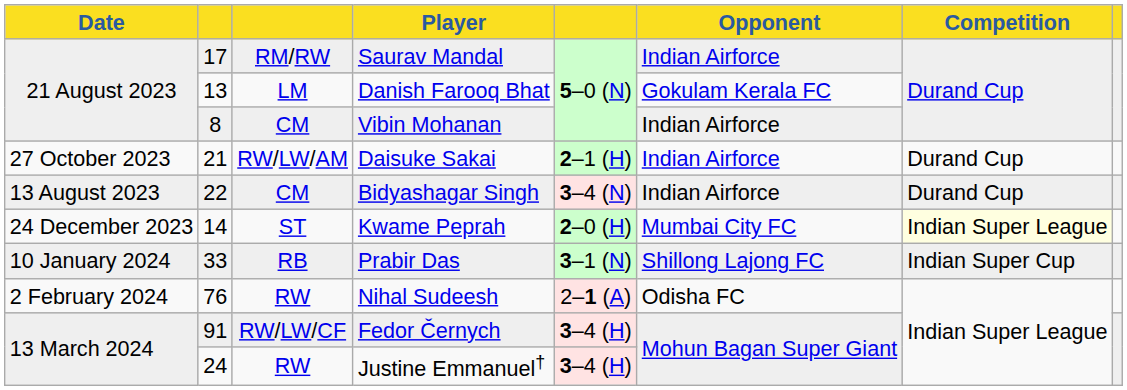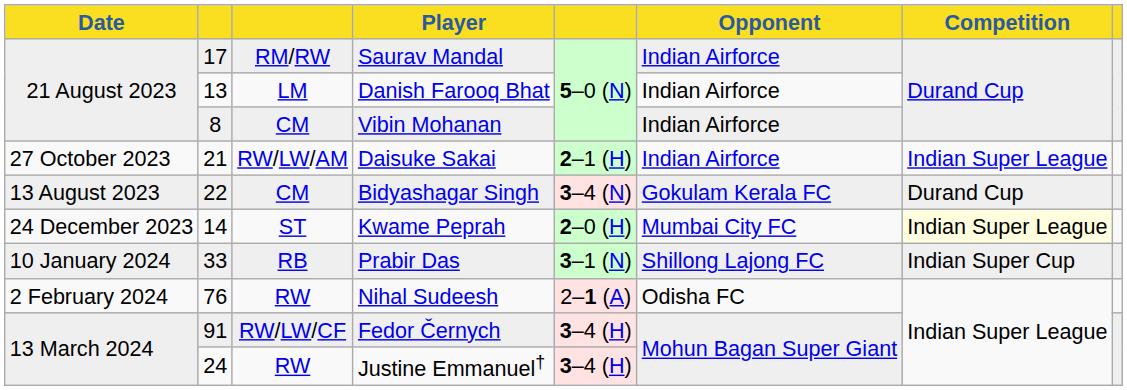(736, 90) Gokulam Kerala FC -> (711, 90) Indian Airforce
(965, 159) Durand Cup -> (1007, 159) Indian Super League
(711, 193) Indian Airforce -> (736, 193) Gokulam Kerala FC
